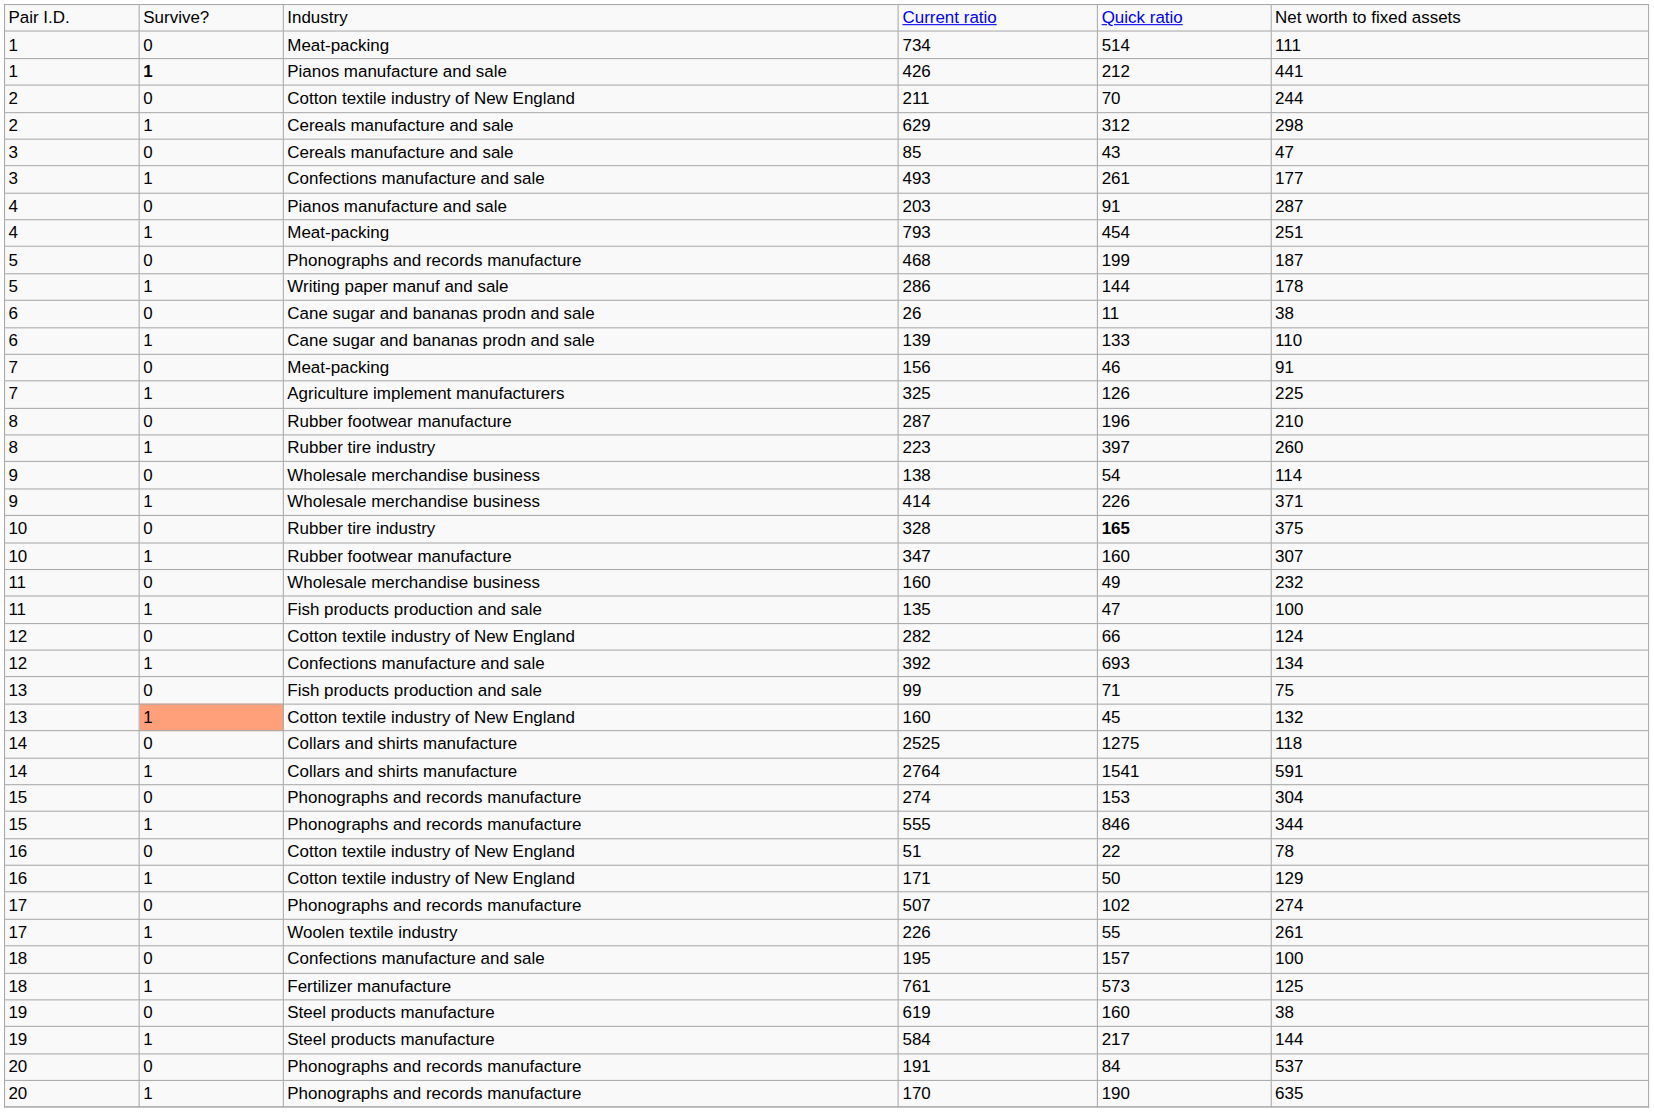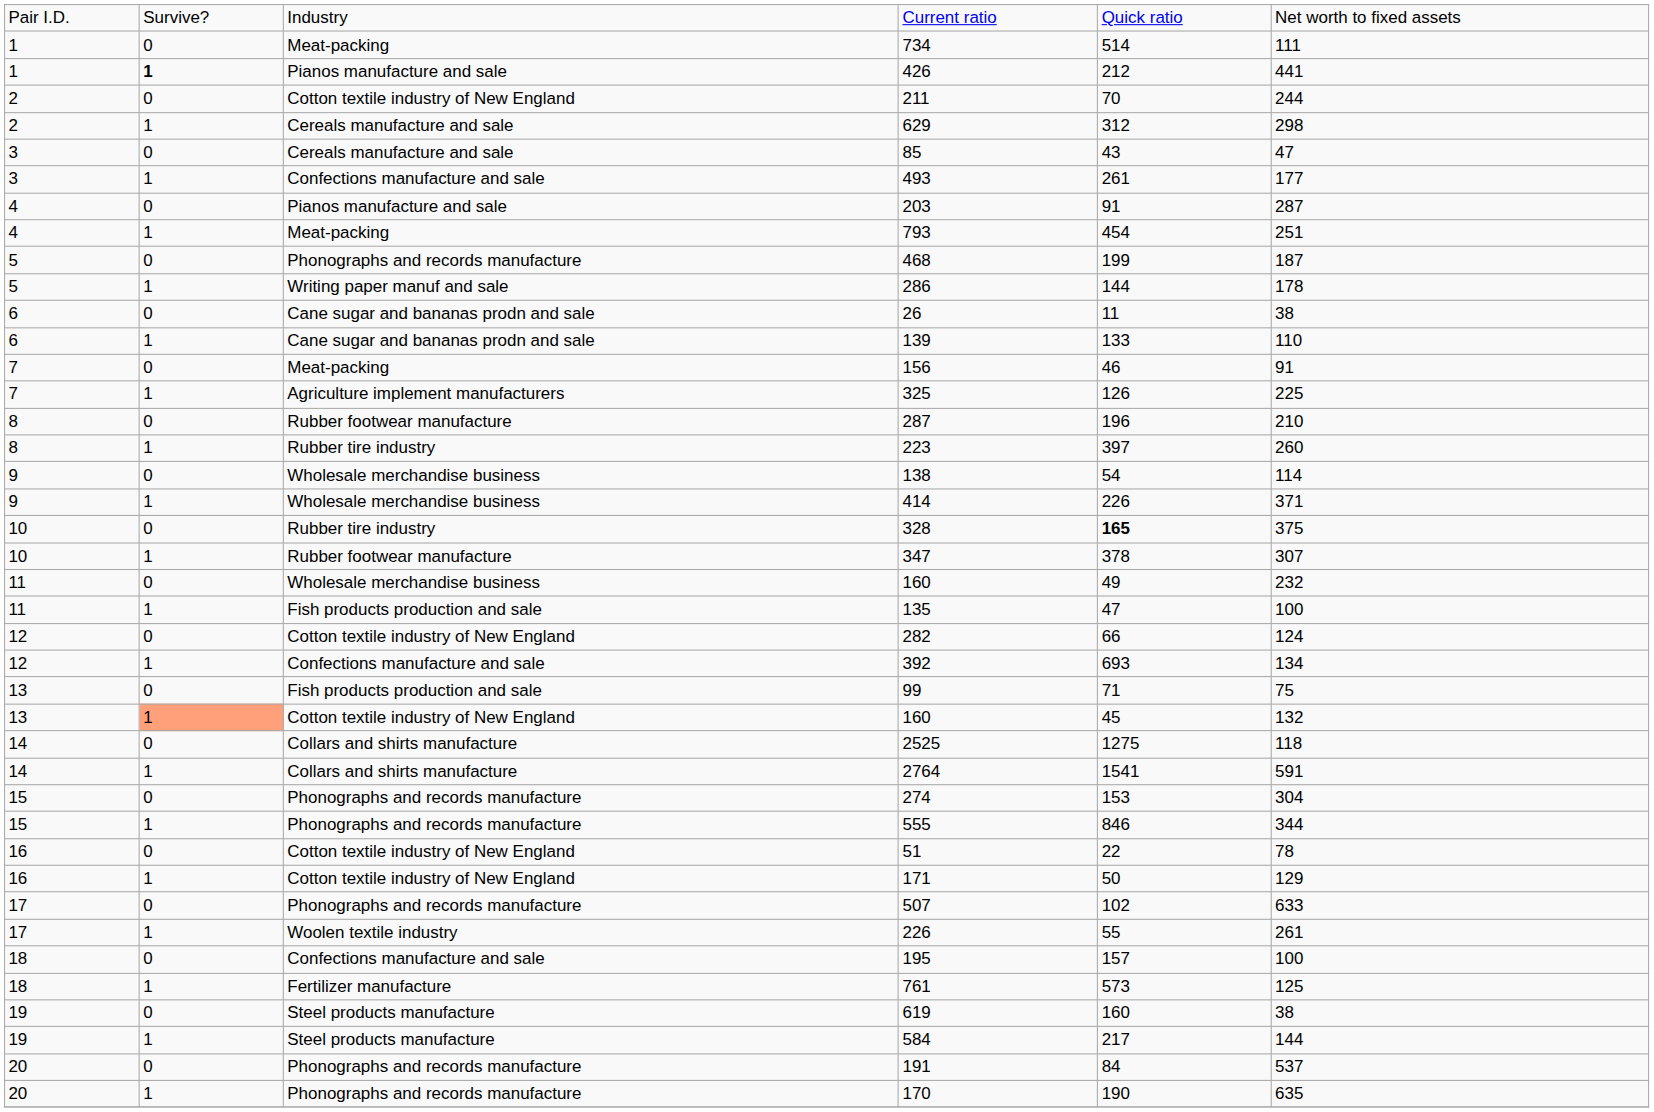(1116, 555) 160 -> (1116, 555) 378
(1289, 905) 274 -> (1289, 905) 633
